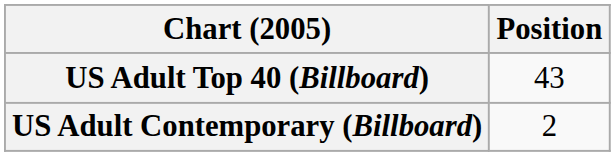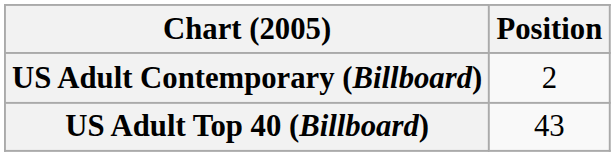rows swapped: (247, 126) <-> (247, 77)
